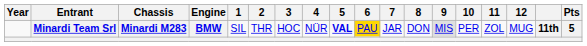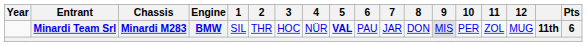(367, 28) gold background -> (367, 28) no background
(572, 28) 5 -> (572, 28) 6
